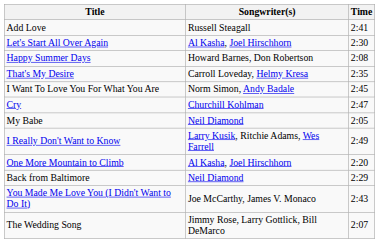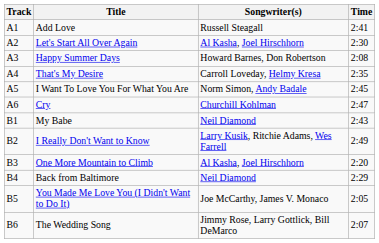+ column: (19, 12)
(359, 120) 2:05 -> (359, 120) 2:43
(359, 198) 2:43 -> (359, 198) 2:05
